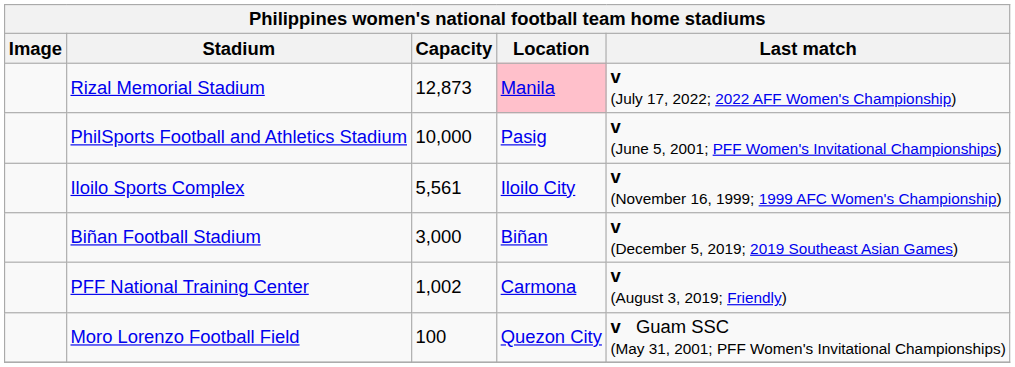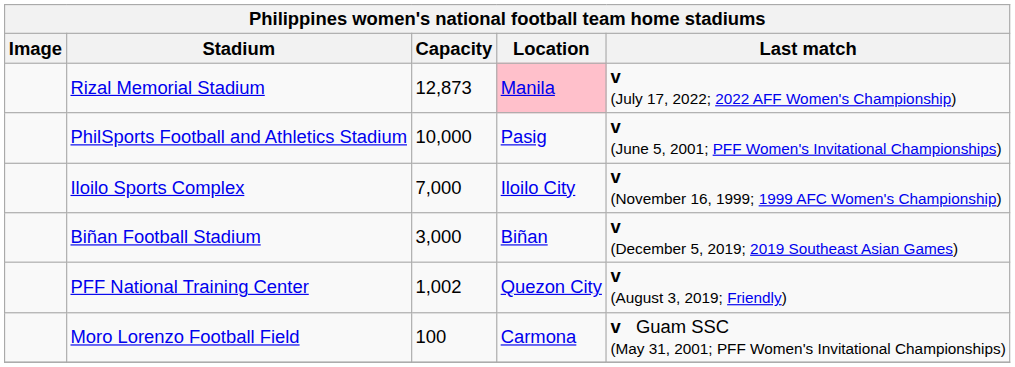(438, 187) 5,561 -> (438, 187) 7,000
(538, 287) Carmona -> (551, 287) Quezon City
(551, 337) Quezon City -> (538, 337) Carmona
